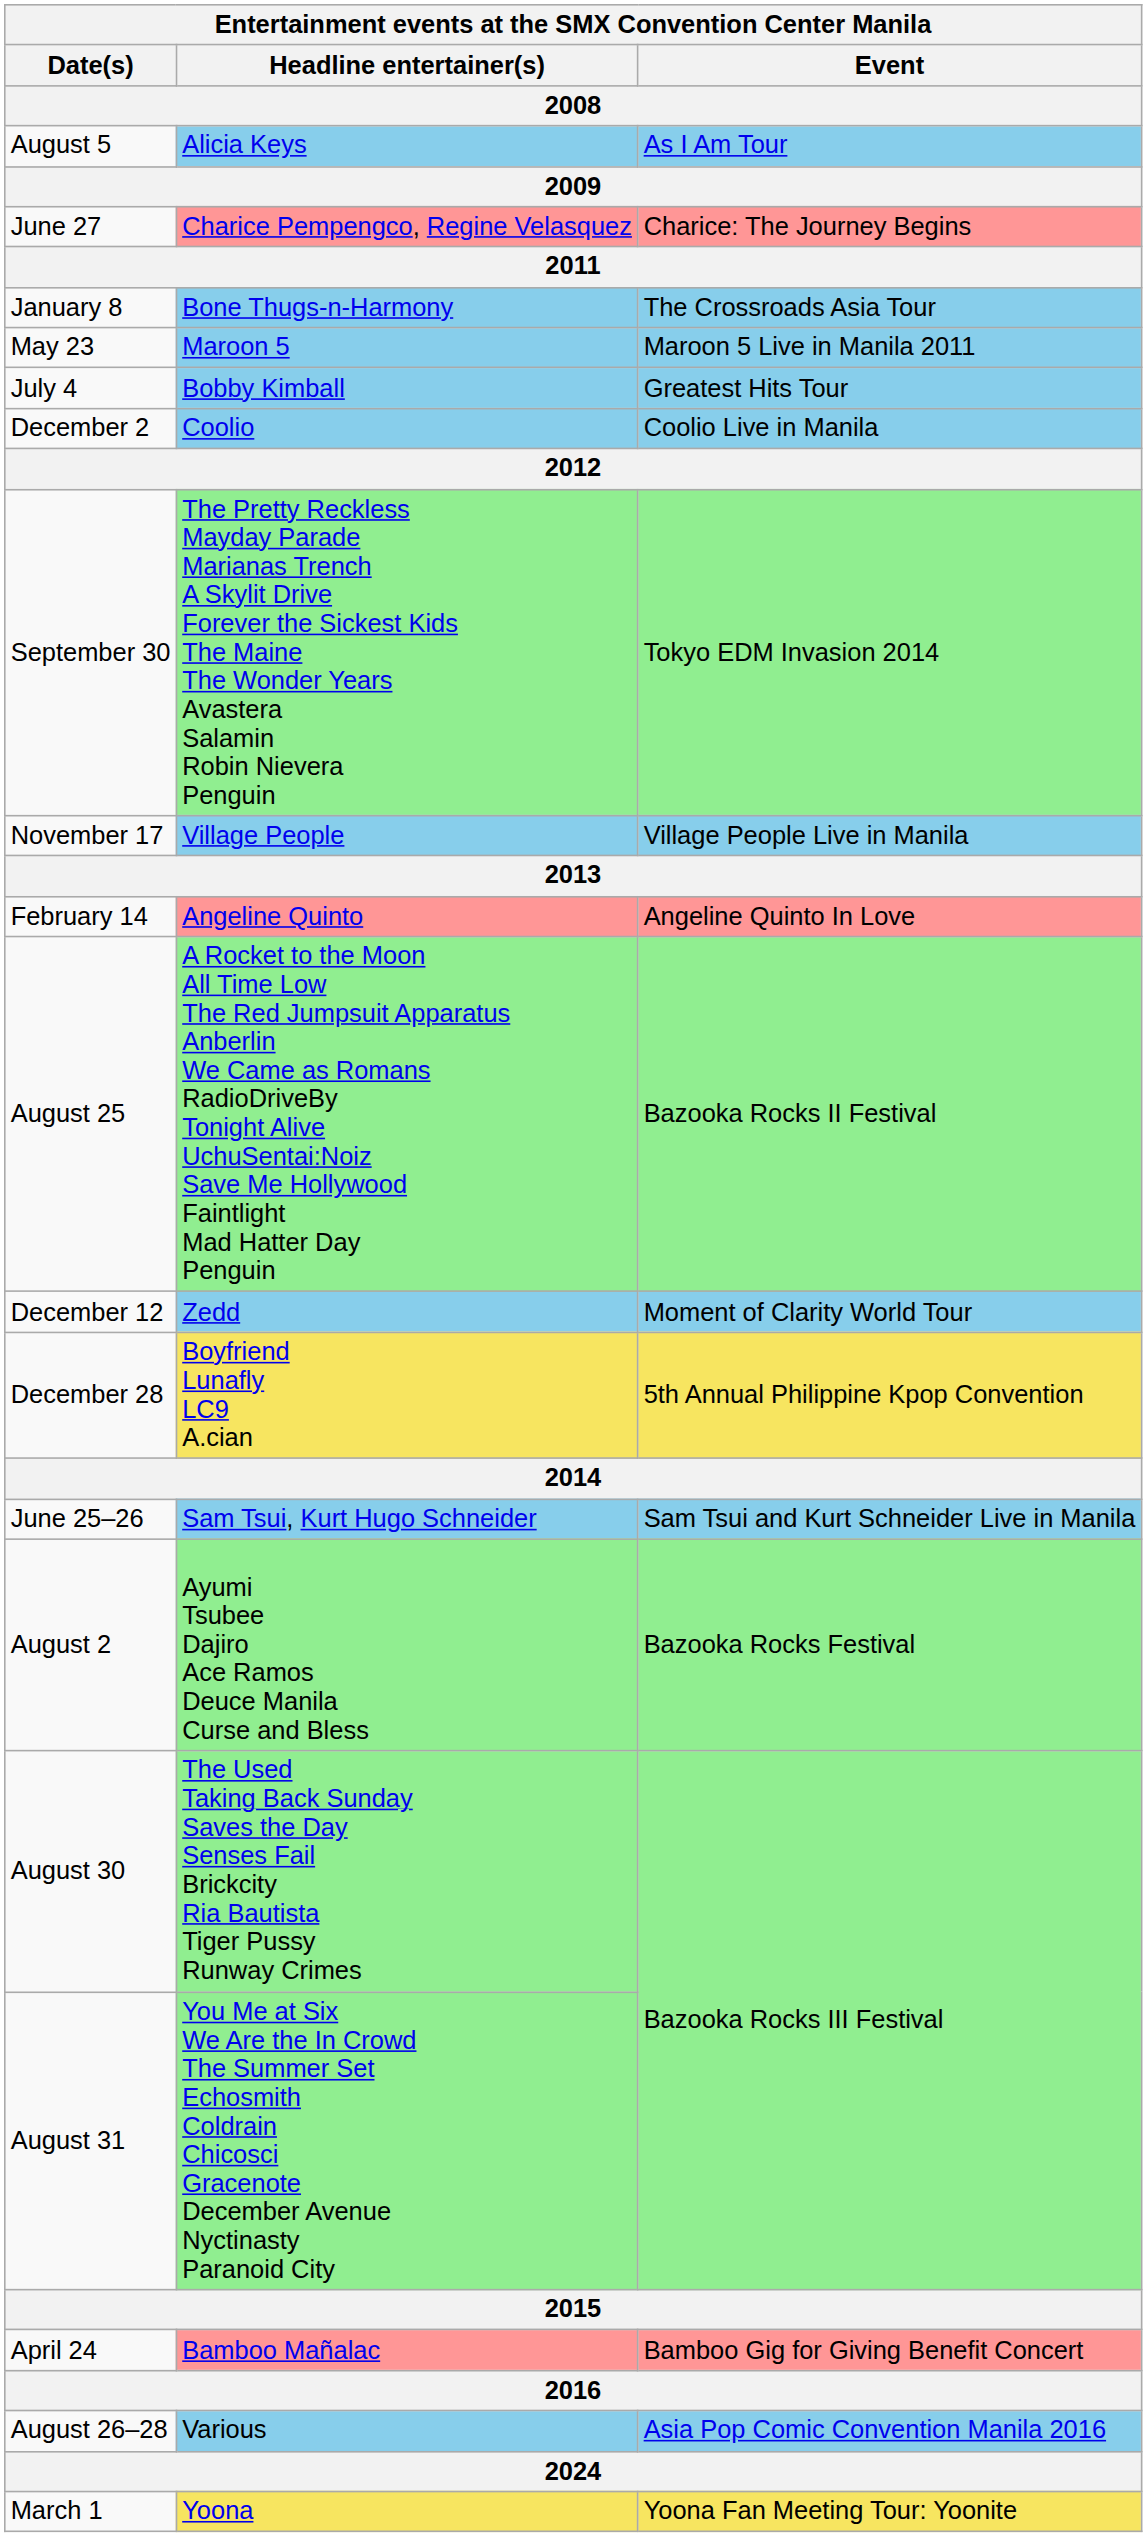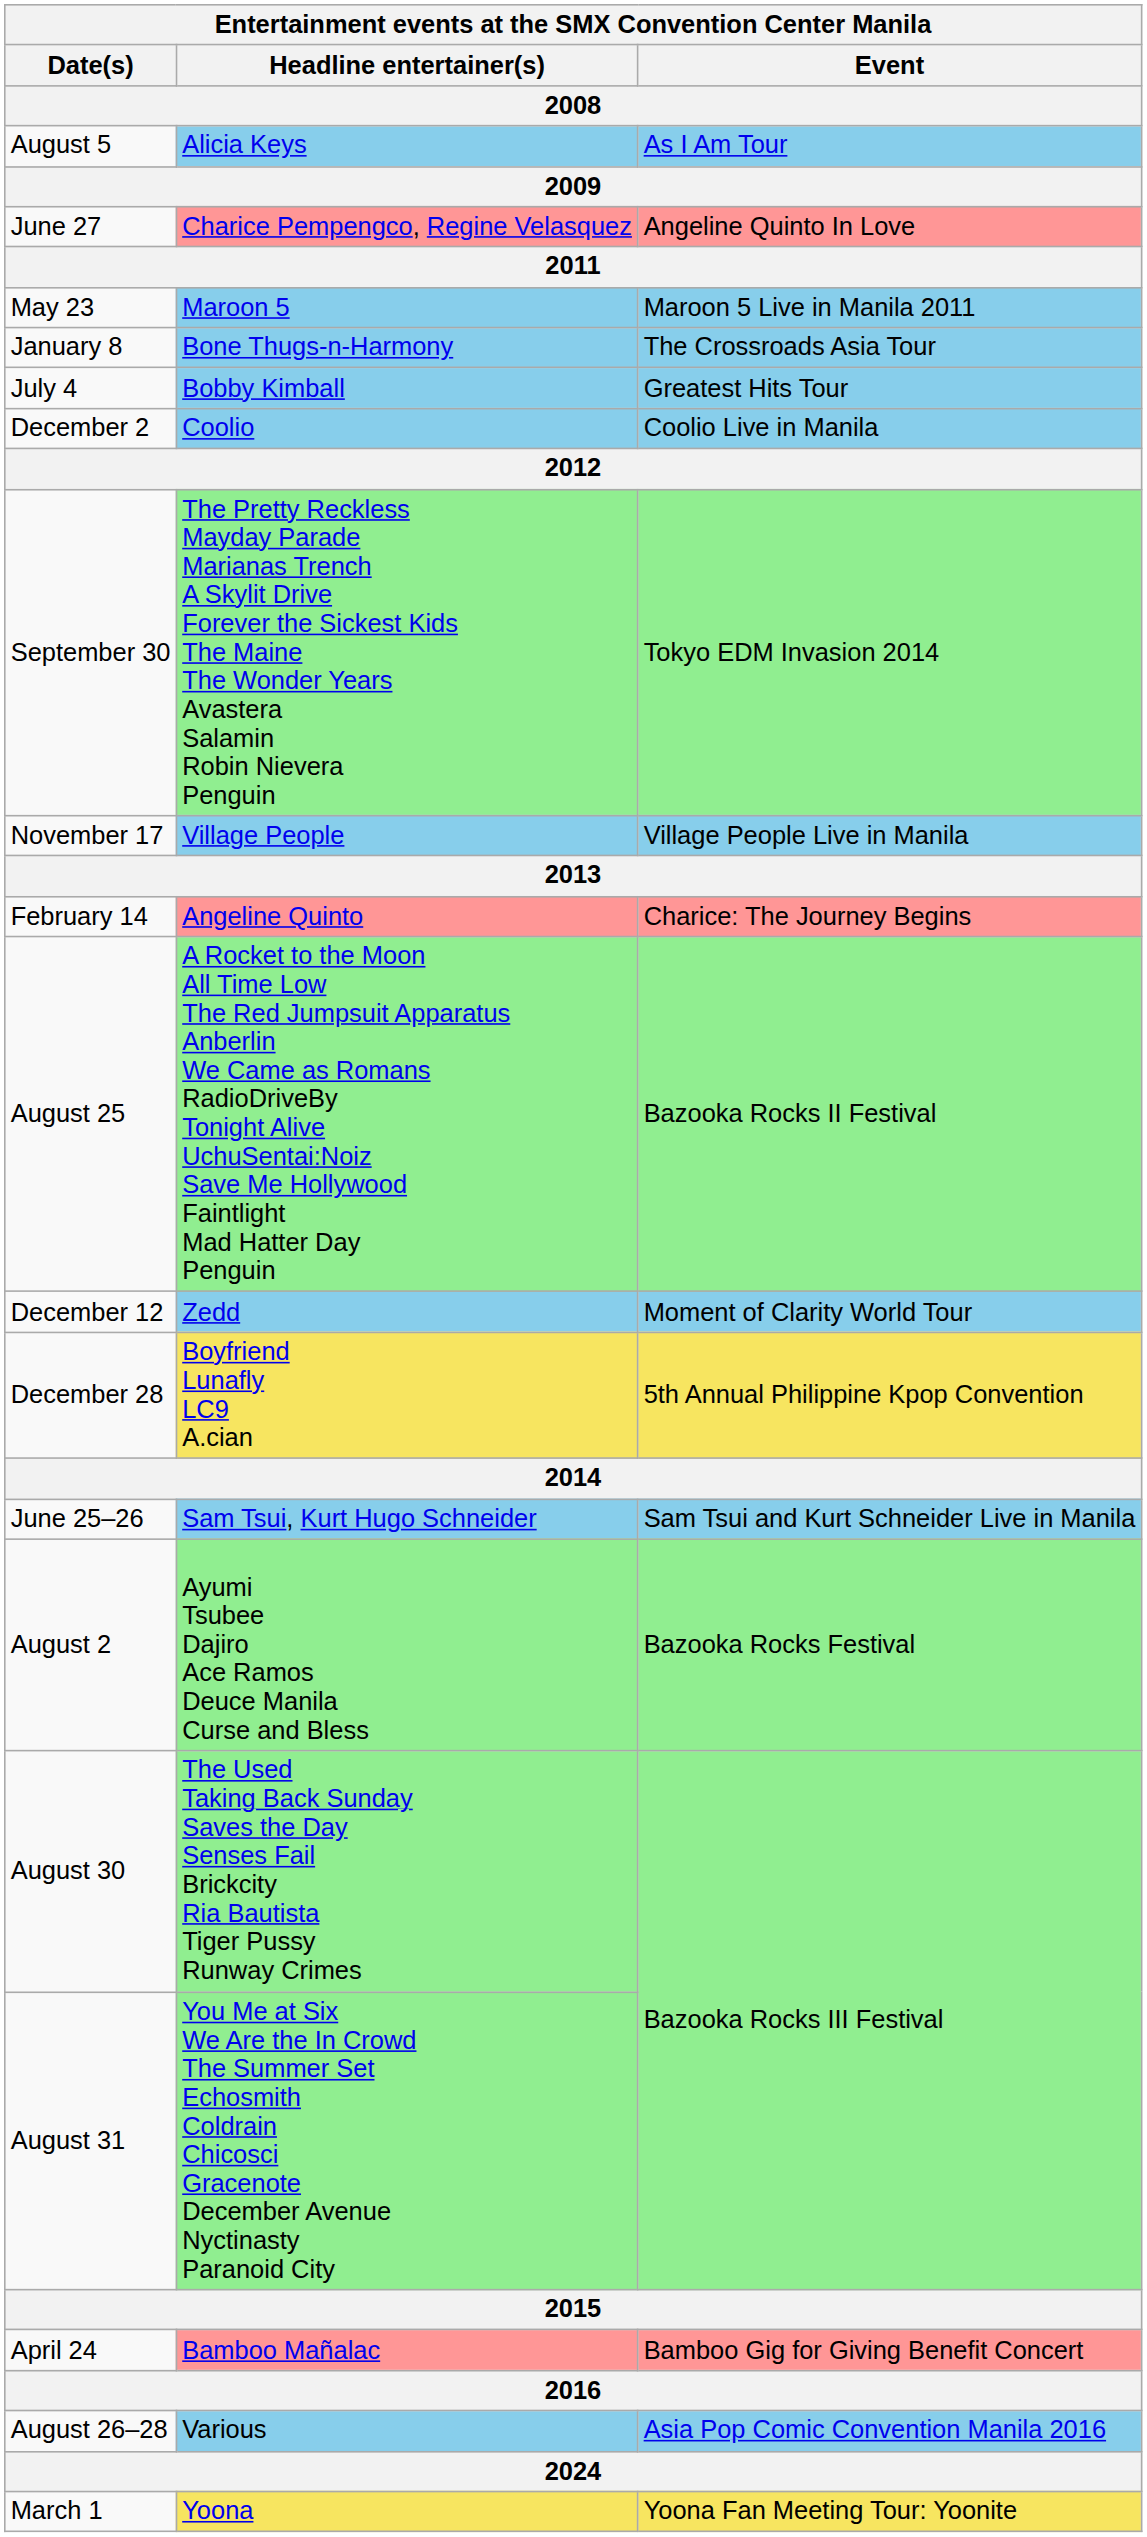(807, 226) Charice: The Journey Begins -> (779, 226) Angeline Quinto In Love
rows swapped: (67, 307) <-> (52, 347)
(779, 916) Angeline Quinto In Love -> (807, 916) Charice: The Journey Begins
